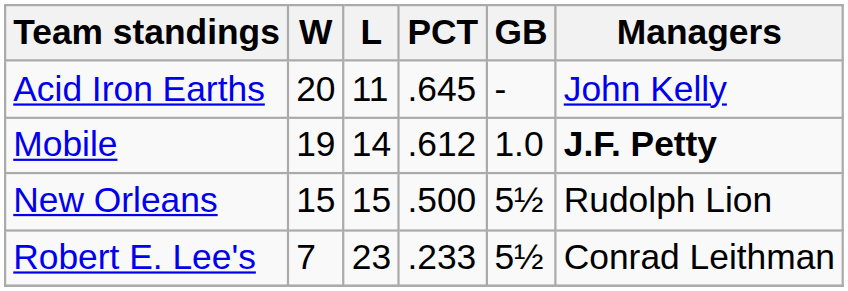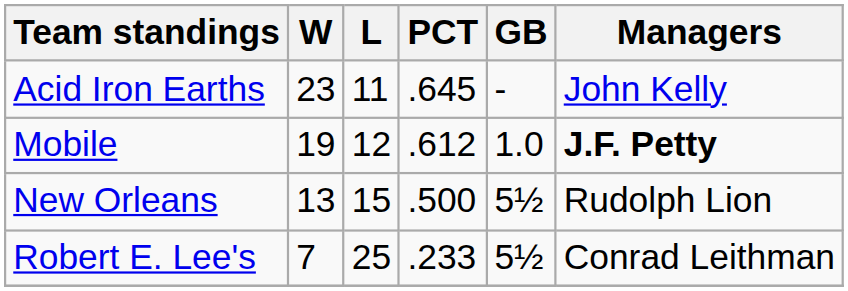(316, 88) 20 -> (316, 88) 23
(371, 144) 14 -> (371, 144) 12
(316, 200) 15 -> (316, 200) 13
(371, 256) 23 -> (371, 256) 25
